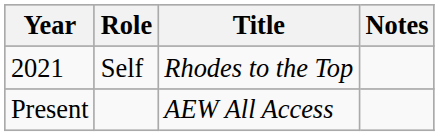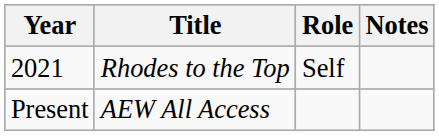columns swapped: (259, 25) <-> (126, 25)
